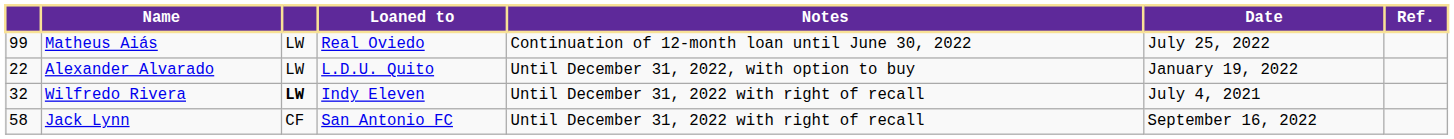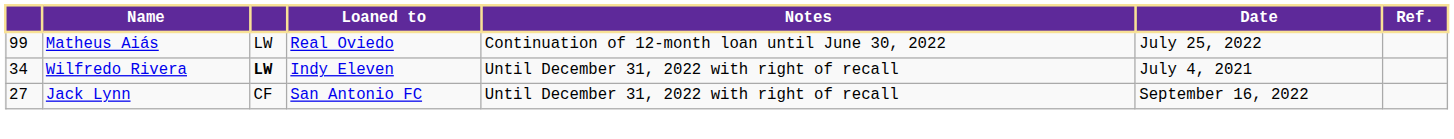- row: (130, 71)
(18, 96) 32 -> (18, 71) 34
(18, 121) 58 -> (18, 96) 27
